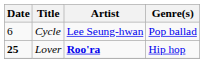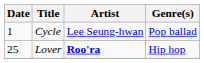(10, 31) 6 -> (10, 31) 1
(13, 49) bold -> (13, 49) normal
